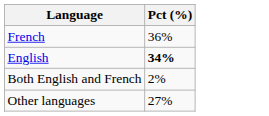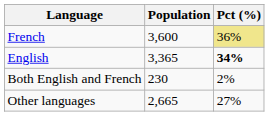+ column: (179, 15)
(160, 36) no background -> (229, 36) khaki background
